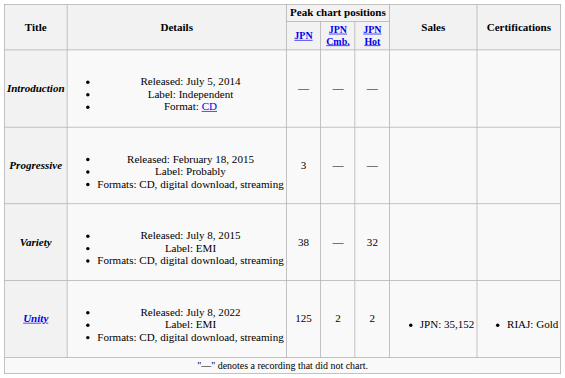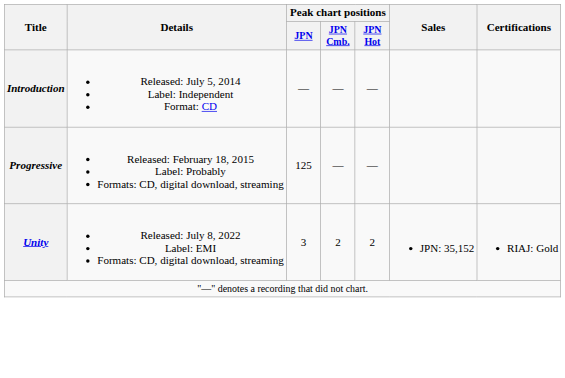(303, 165) 3 -> (303, 165) 125
- row: (36, 242)
(303, 319) 125 -> (303, 242) 3
